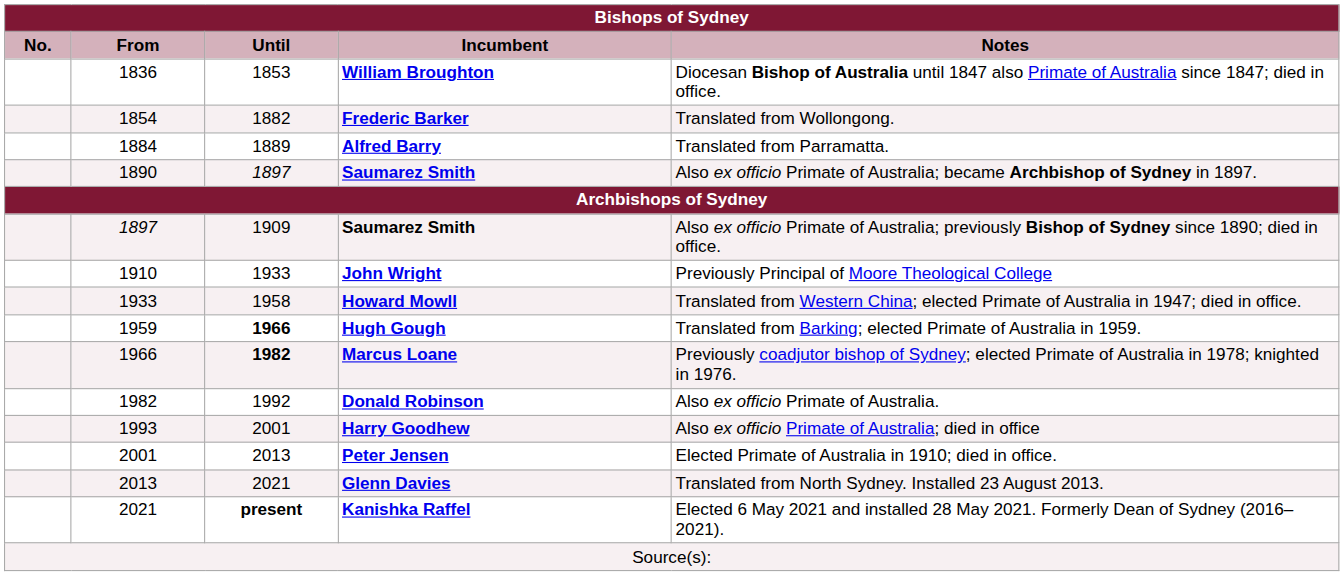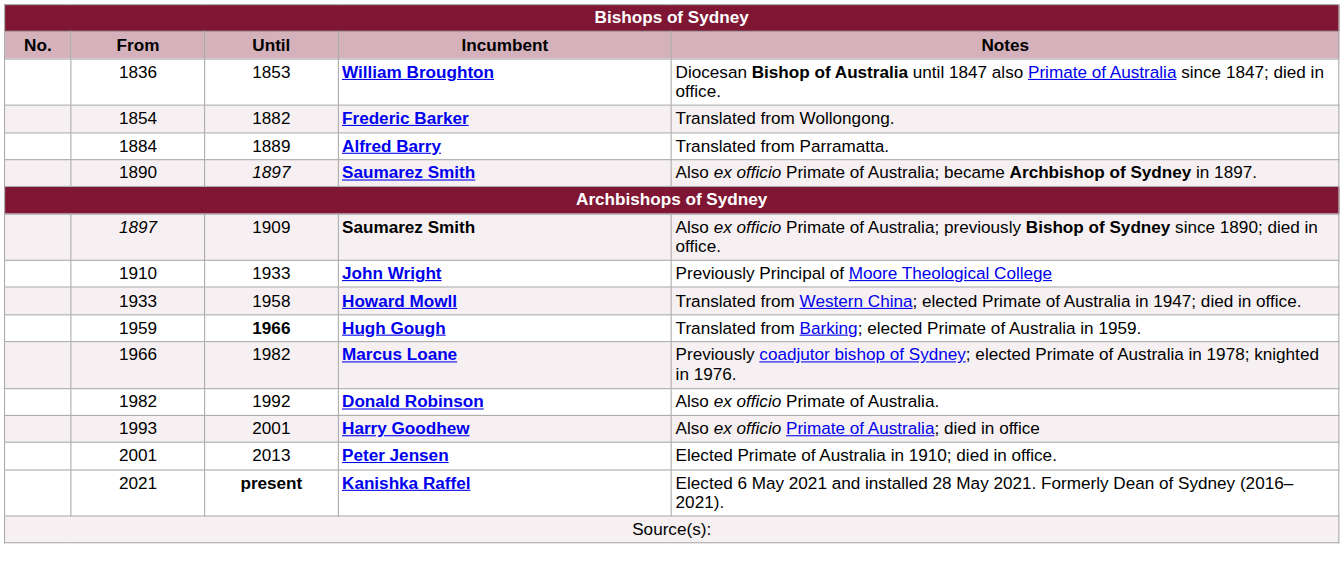(271, 355) bold -> (271, 355) normal
- row: (138, 483)
